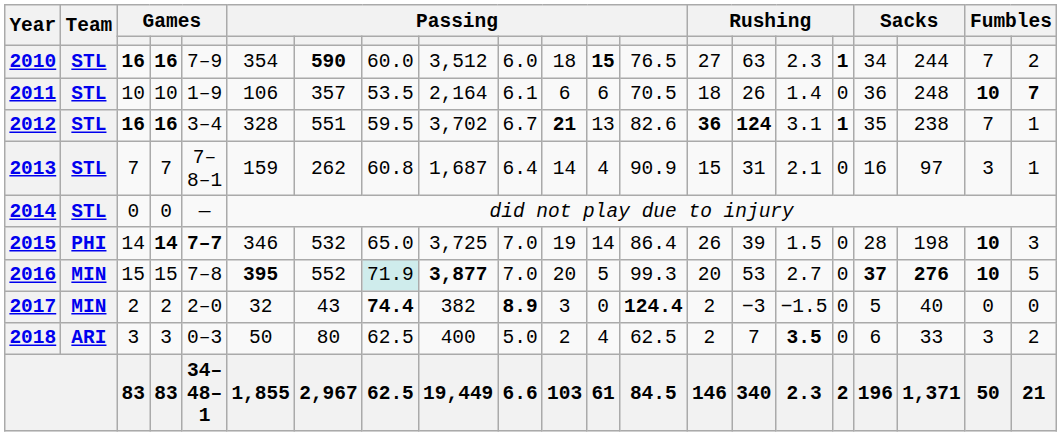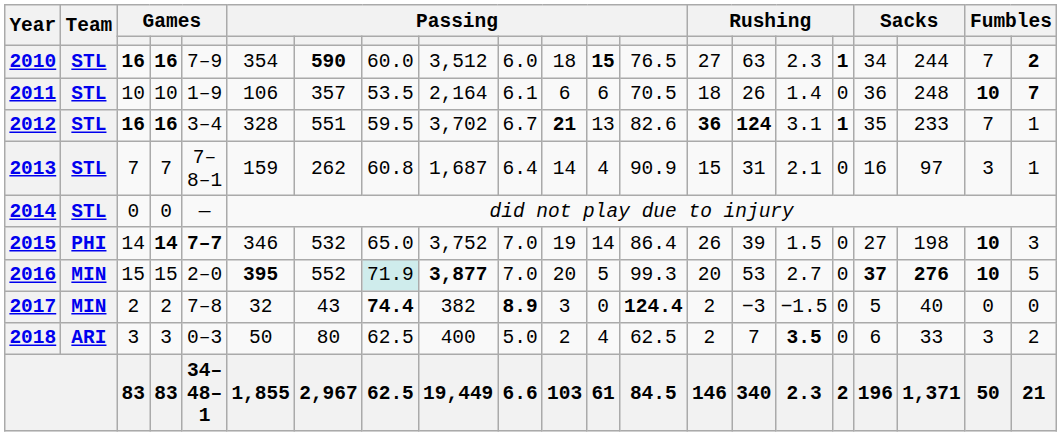(1034, 62) normal -> (1034, 62) bold
(931, 125) 238 -> (931, 125) 233
(458, 243) 3,725 -> (458, 243) 3,752
(875, 243) 28 -> (875, 243) 27
(205, 275) 7–8 -> (205, 275) 2–0
(205, 307) 2–0 -> (205, 307) 7–8
